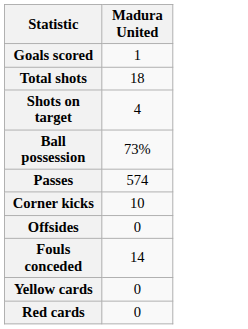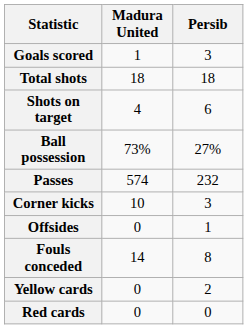+ column: (208, 24)
